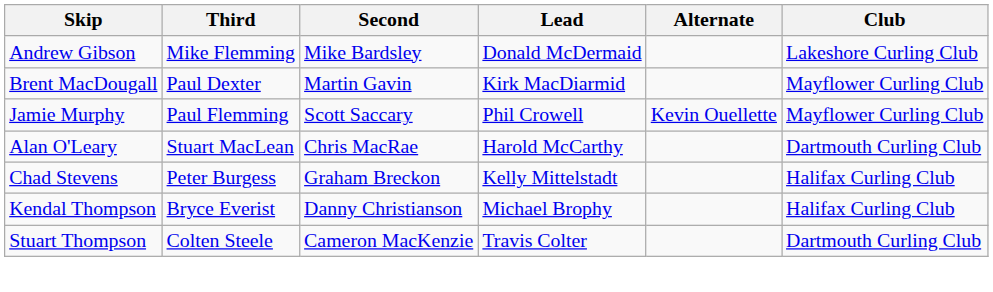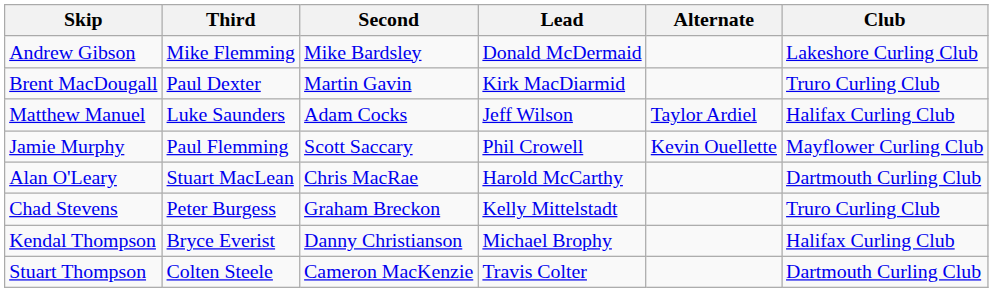(885, 83) Mayflower Curling Club -> (863, 83) Truro Curling Club
+ row: (77, 114)
(870, 177) Halifax Curling Club -> (863, 209) Truro Curling Club
